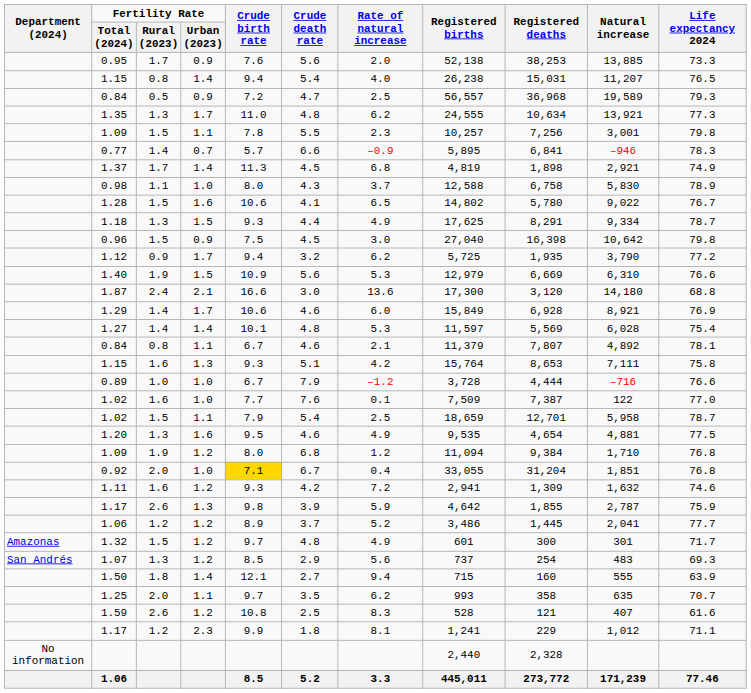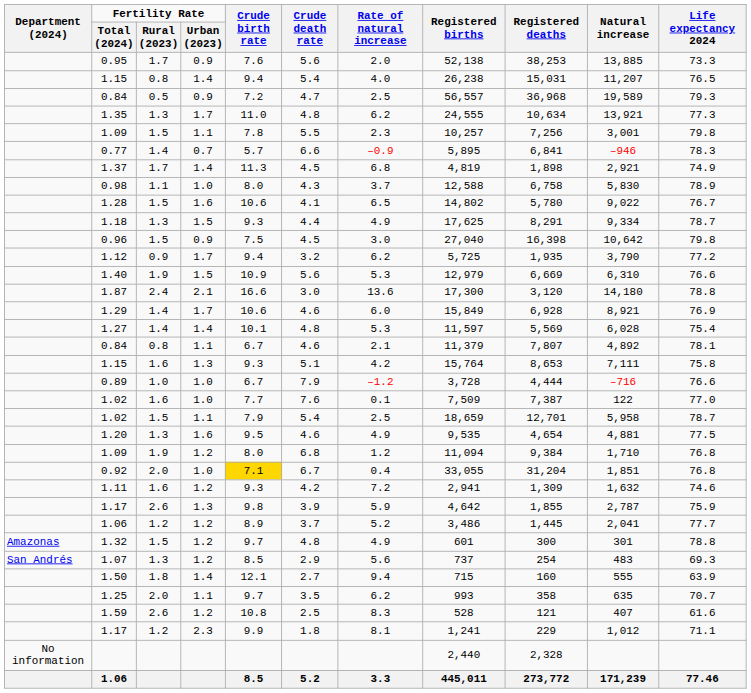(702, 293) 68.8 -> (702, 293) 78.8
(702, 542) 71.7 -> (702, 542) 78.8
